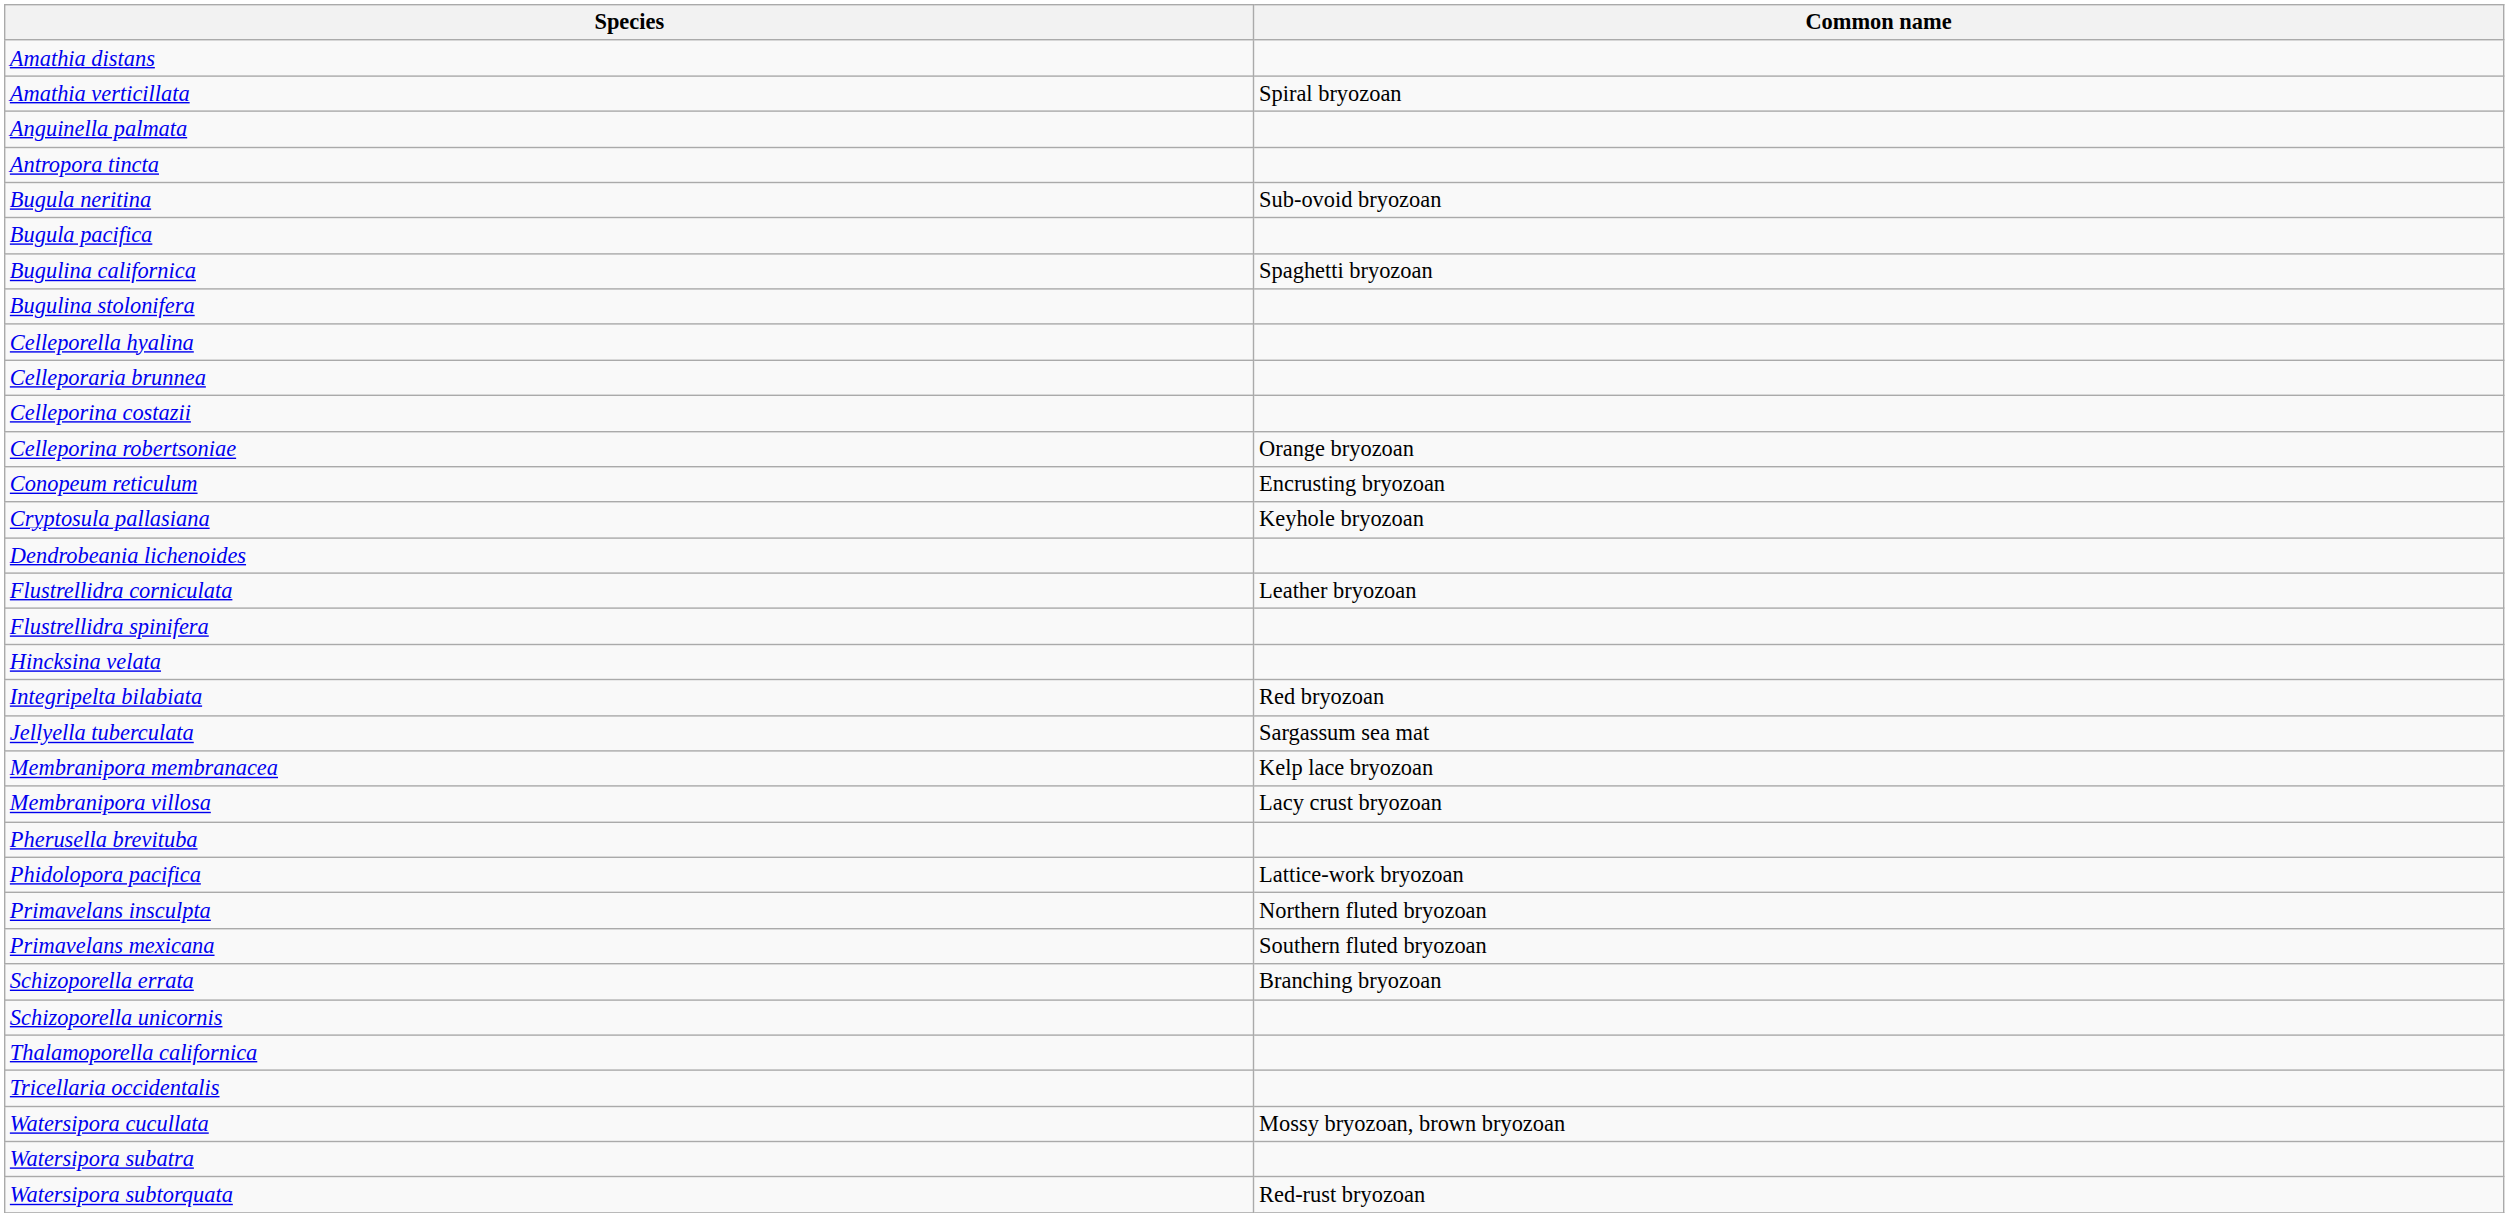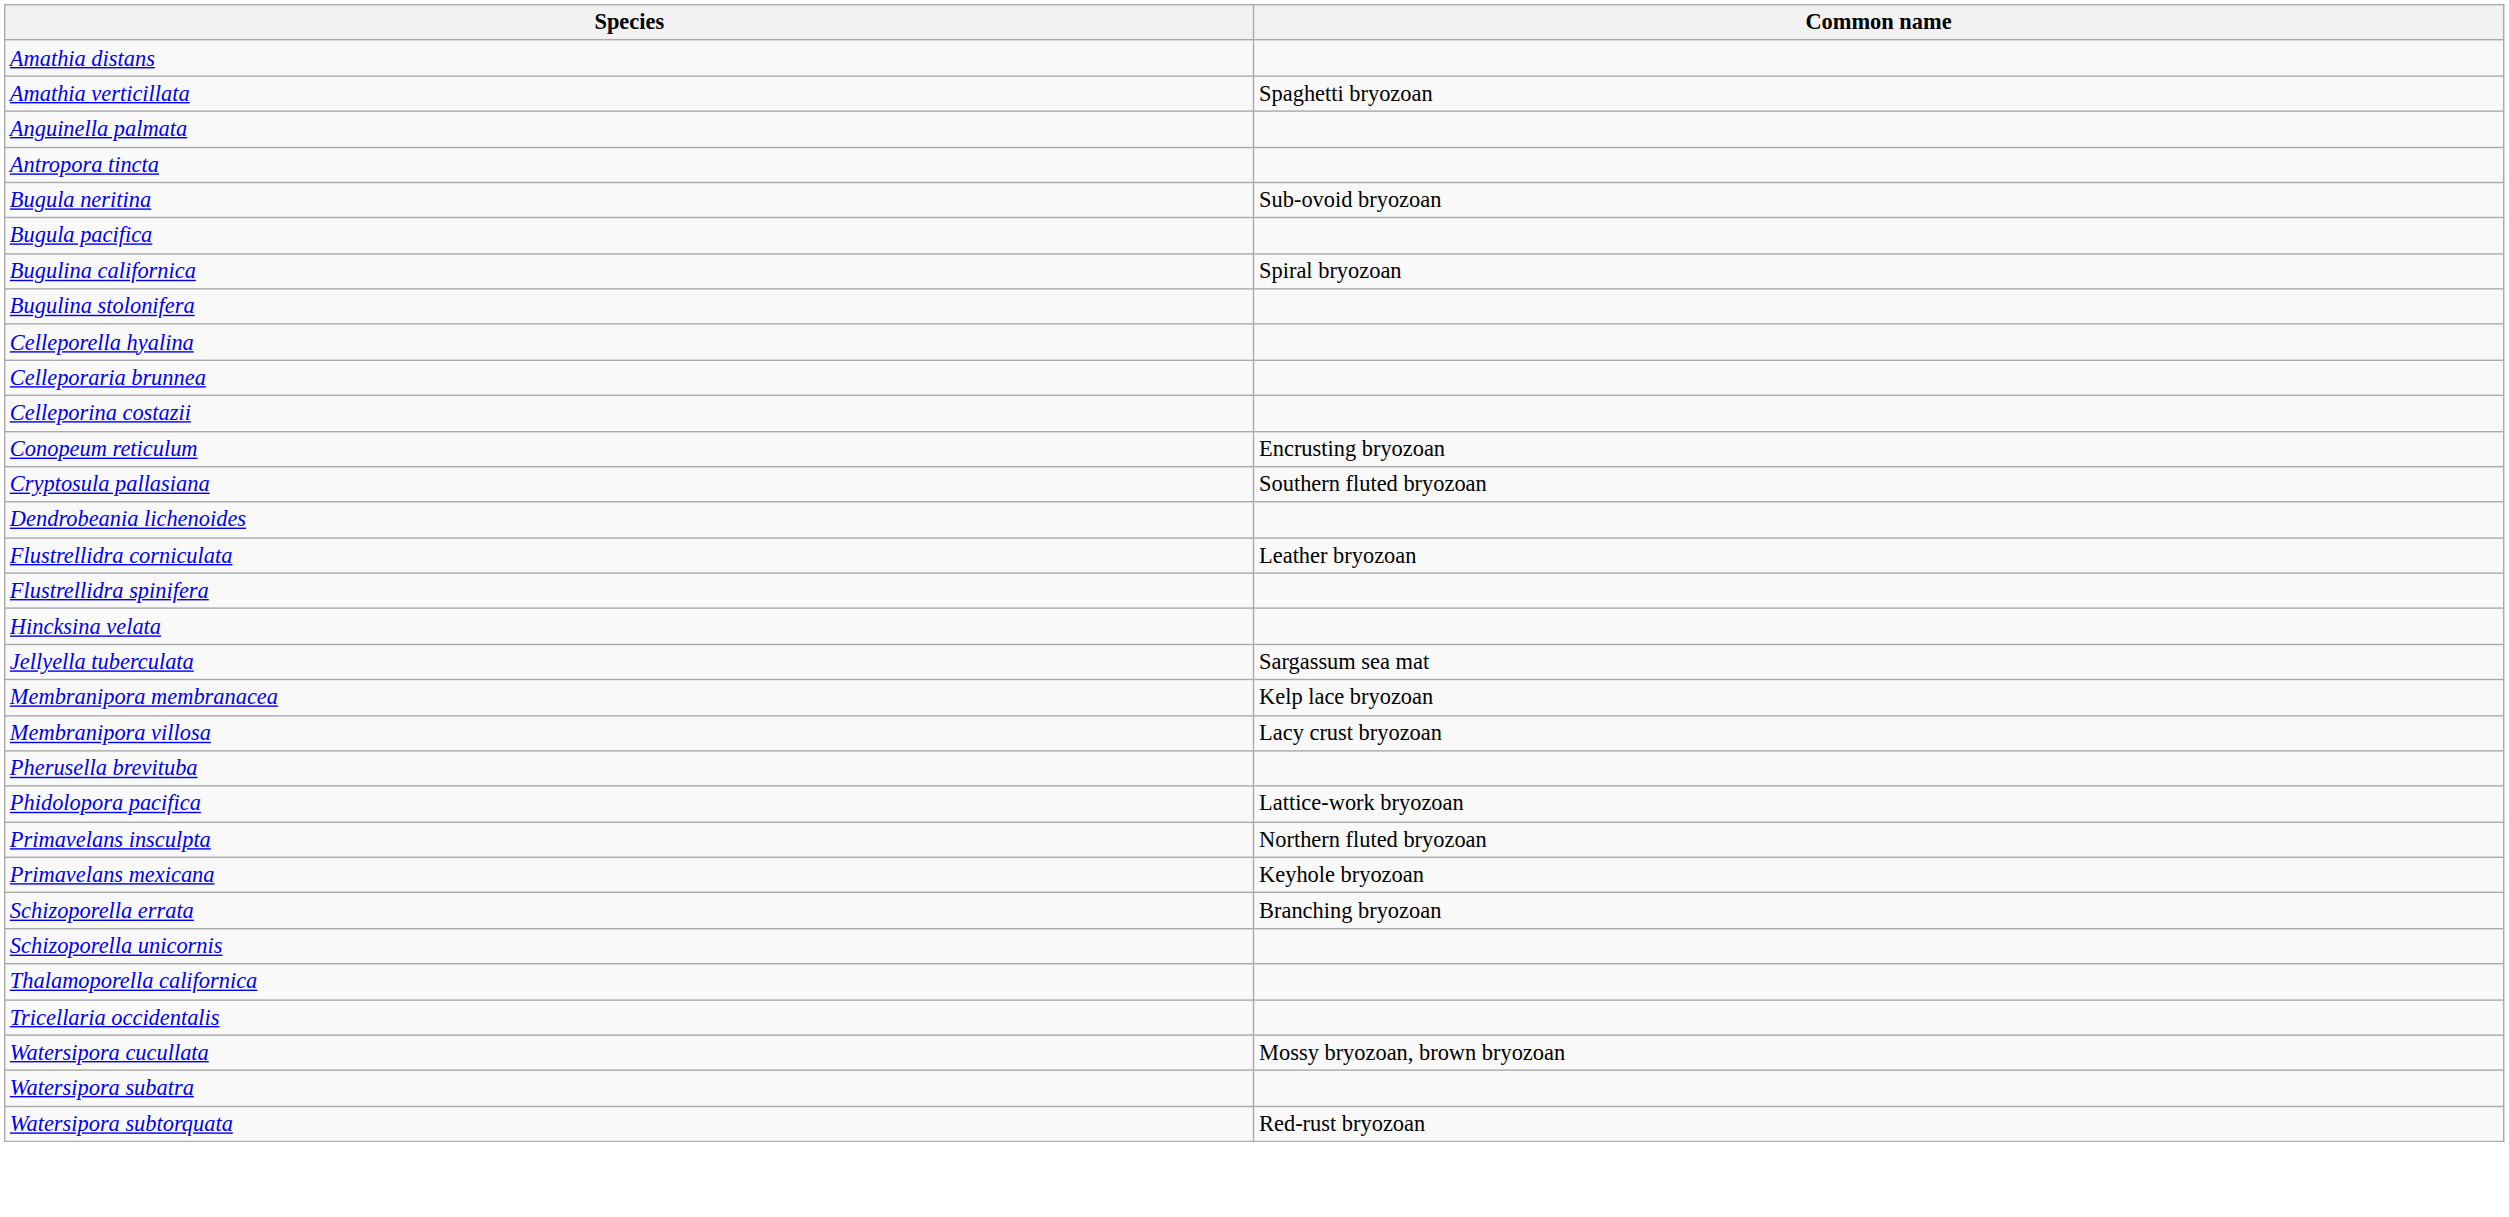(1330, 93) Spiral bryozoan -> (1346, 93) Spaghetti bryozoan
(1346, 270) Spaghetti bryozoan -> (1330, 270) Spiral bryozoan
- row: (123, 448)
(1341, 519) Keyhole bryozoan -> (1373, 484) Southern fluted bryozoan
- row: (106, 697)
(1373, 945) Southern fluted bryozoan -> (1341, 874) Keyhole bryozoan
